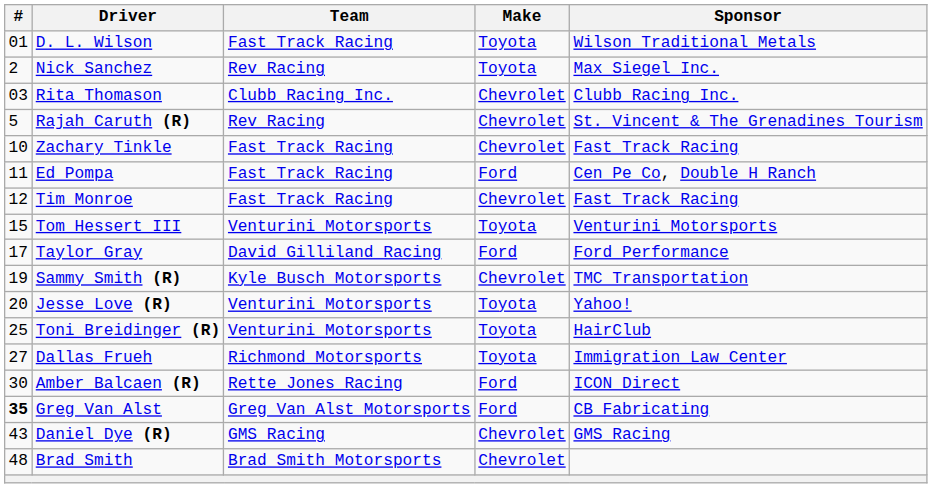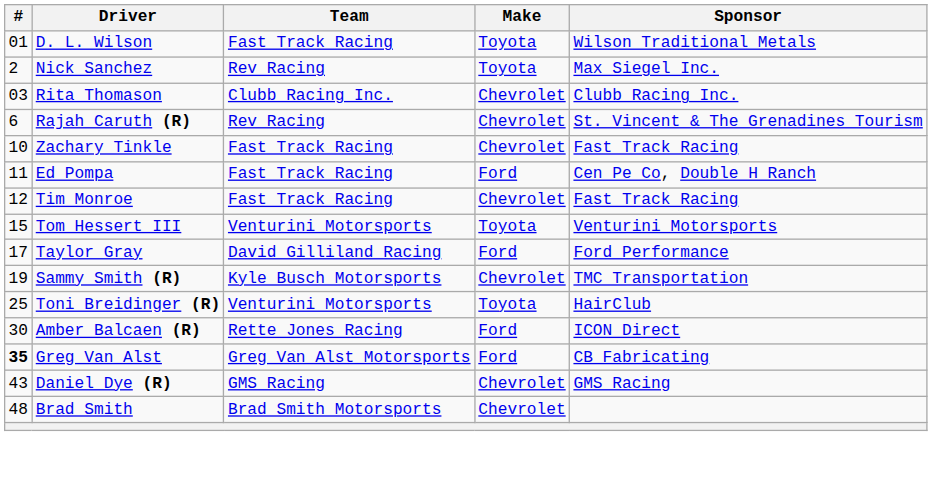(13, 123) 5 -> (13, 123) 6
- row: (104, 305)
- row: (94, 358)
